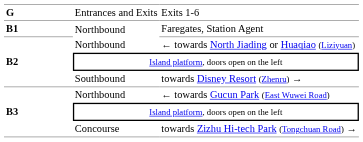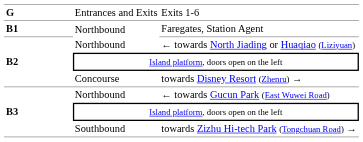(100, 78) Southbound -> (97, 78) Concourse
(97, 128) Concourse -> (100, 128) Southbound
